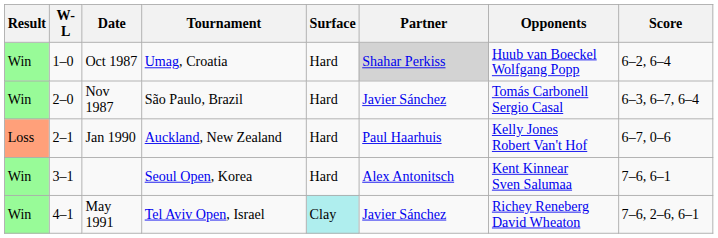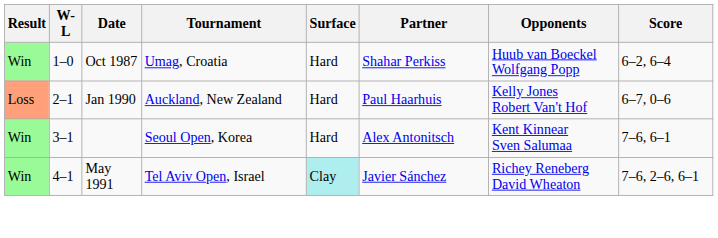(404, 61) lightgrey background -> (404, 61) no background
- row: (99, 99)
